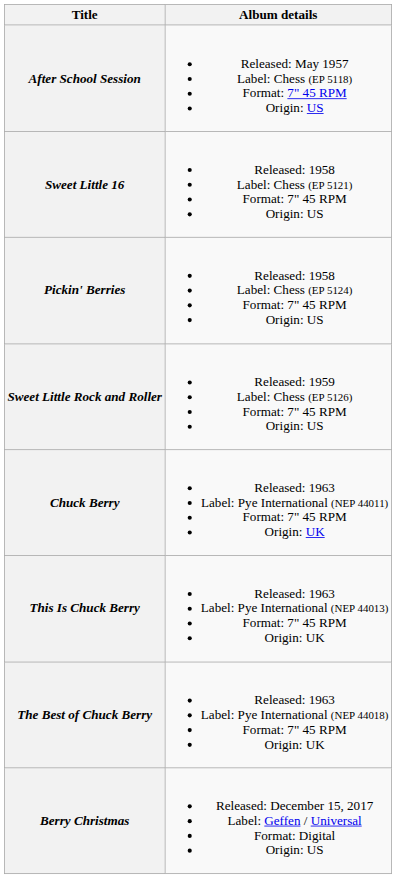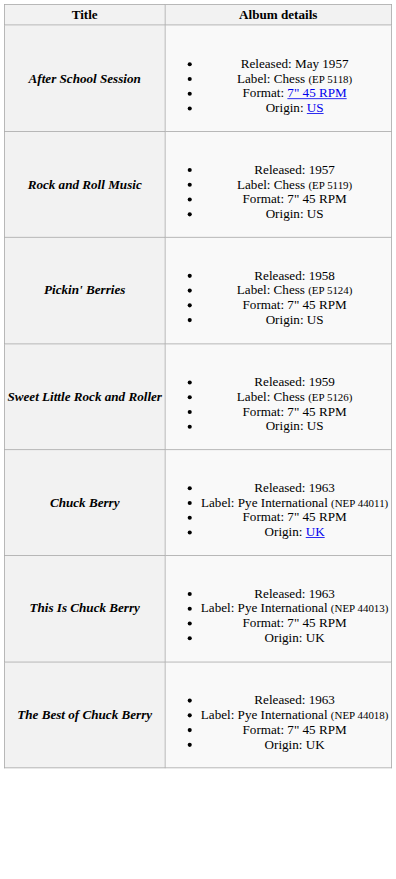+ row: (85, 184)
- row: (85, 184)
- row: (85, 820)
